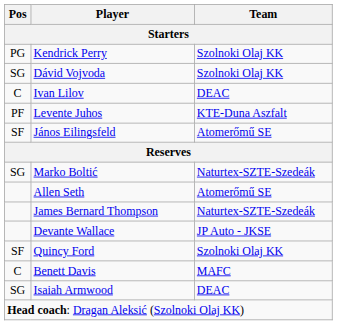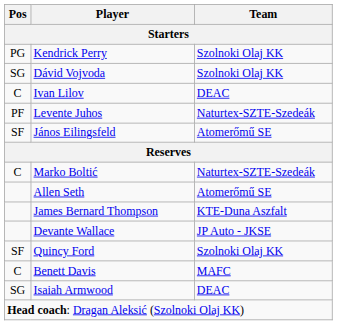(242, 113) KTE-Duna Aszfalt -> (256, 113) Naturtex-SZTE-Szedeák
(18, 172) SG -> (18, 172) C
(256, 211) Naturtex-SZTE-Szedeák -> (242, 211) KTE-Duna Aszfalt
